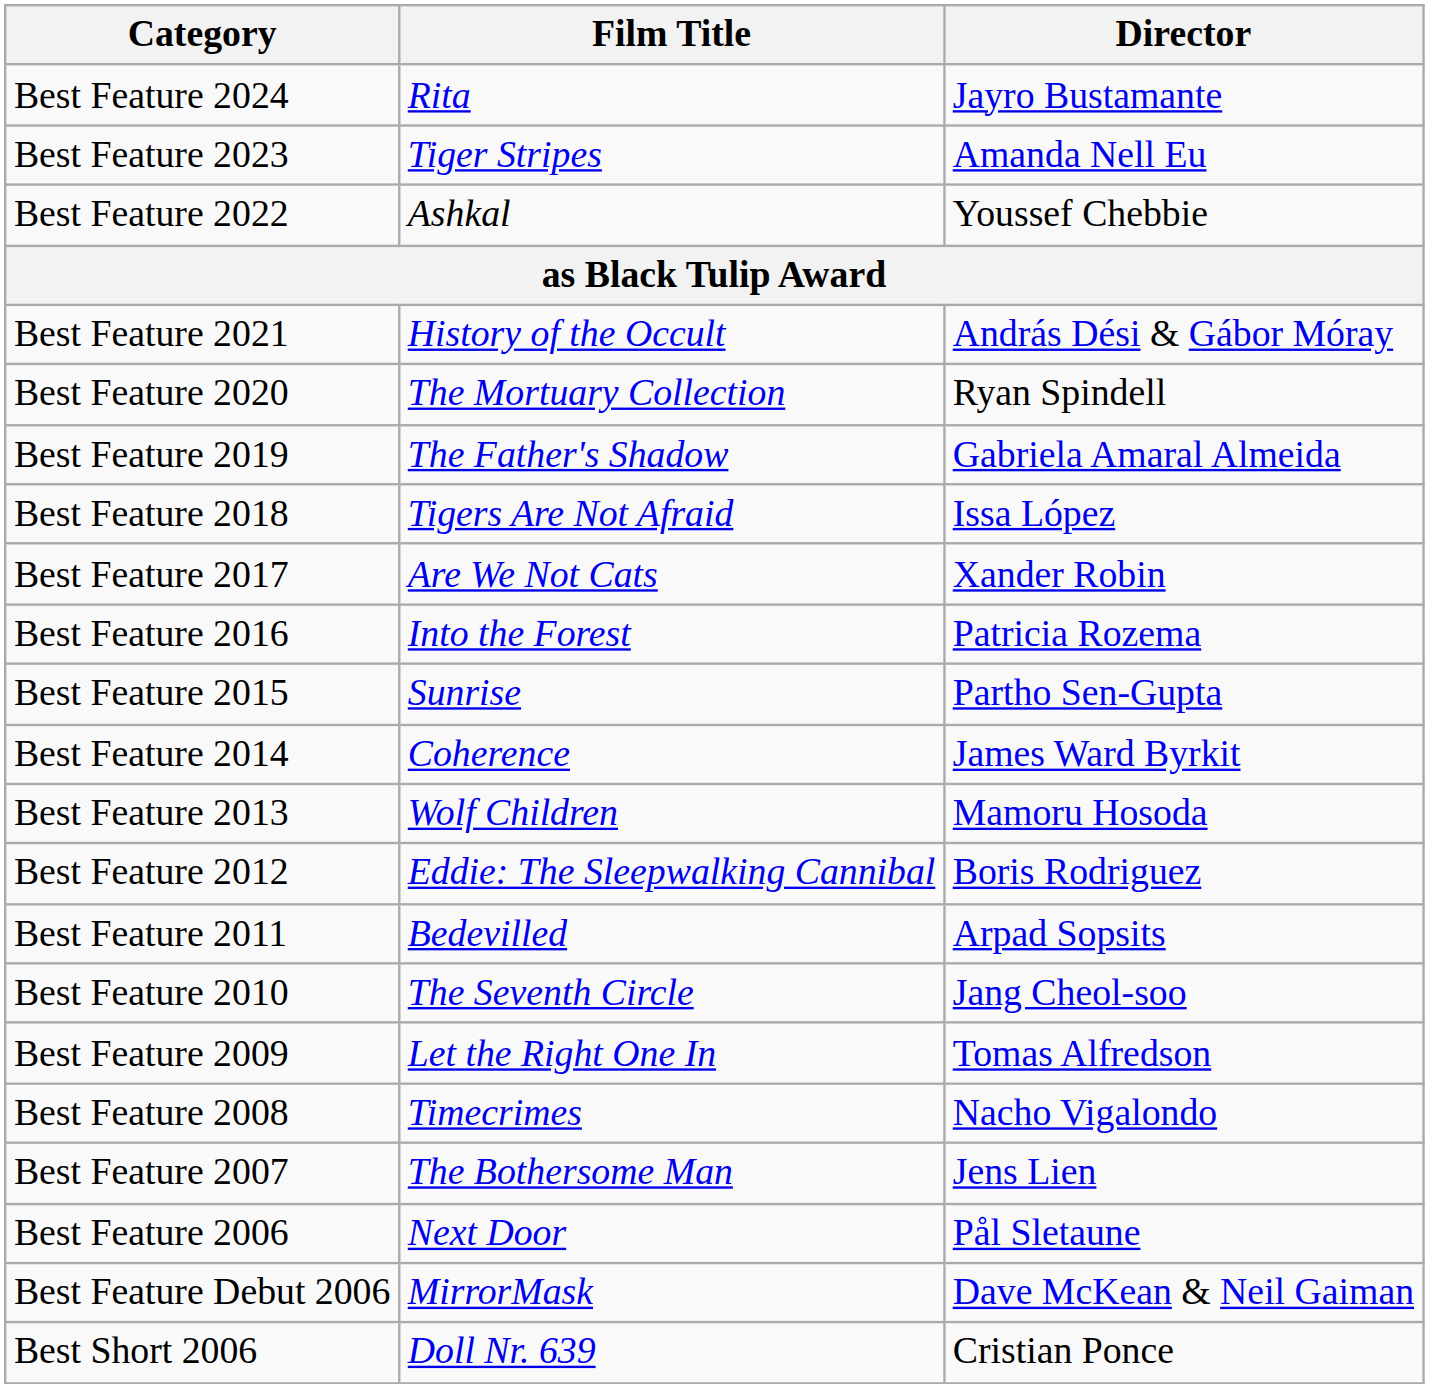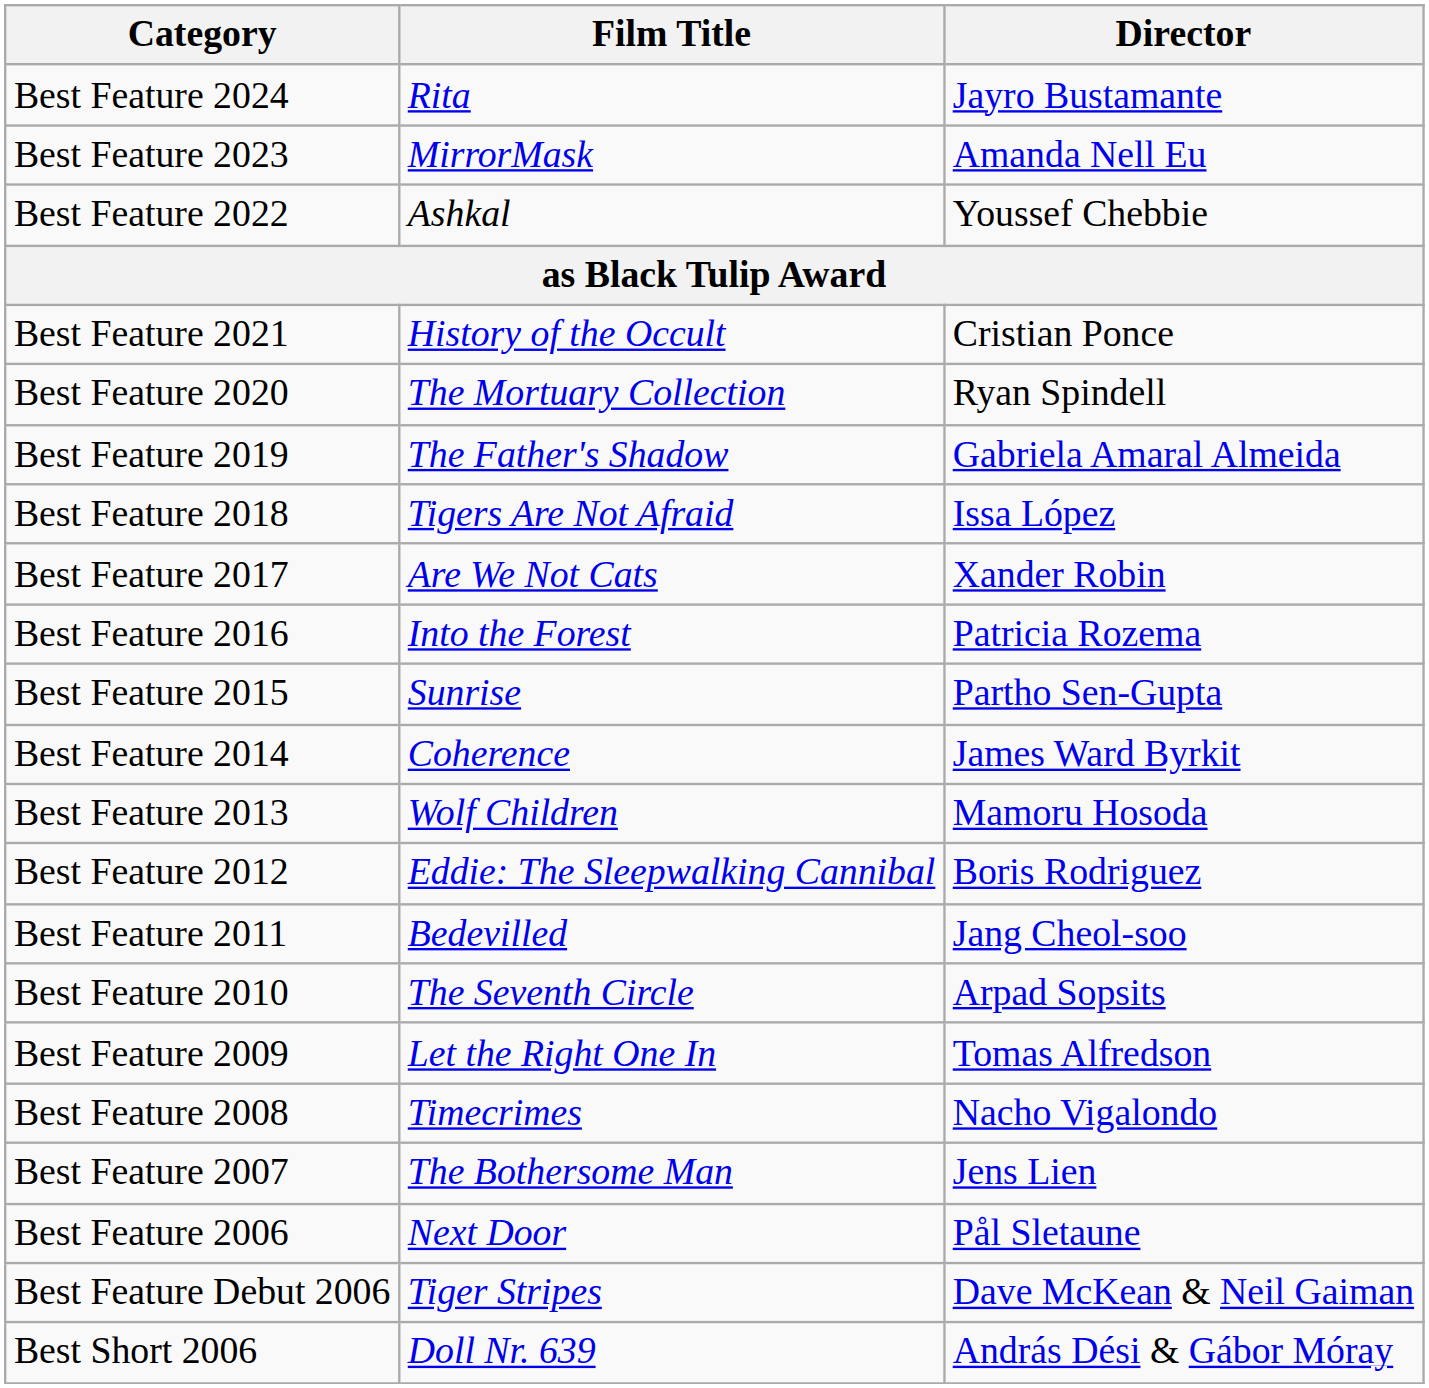(505, 154) Tiger Stripes -> (500, 154) MirrorMask
(1173, 333) András Dési & Gábor Móray -> (1063, 333) Cristian Ponce
(1059, 932) Arpad Sopsits -> (1070, 932) Jang Cheol-soo
(1070, 992) Jang Cheol-soo -> (1059, 992) Arpad Sopsits
(500, 1292) MirrorMask -> (505, 1292) Tiger Stripes
(1063, 1351) Cristian Ponce -> (1173, 1351) András Dési & Gábor Móray
